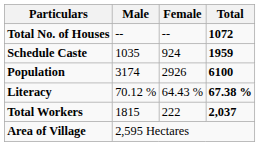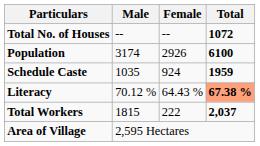rows swapped: (36, 72) <-> (47, 53)
(230, 92) no background -> (230, 92) lightsalmon background
